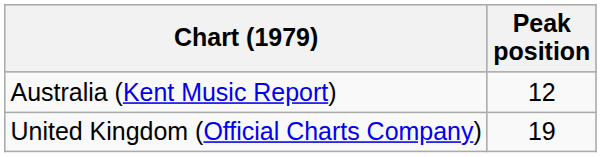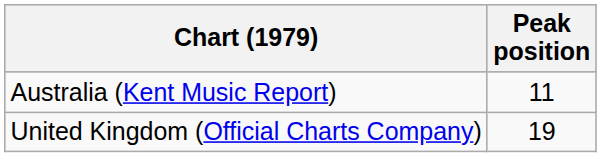(542, 91) 12 -> (542, 91) 11
